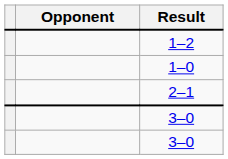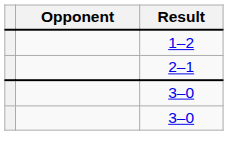- row: (10, 68)
